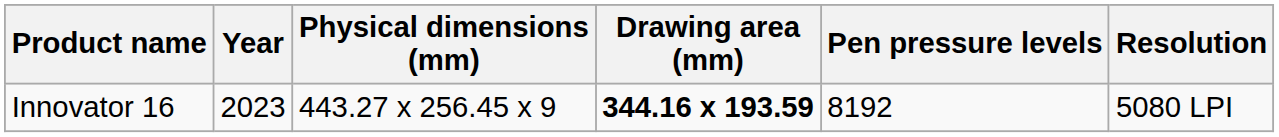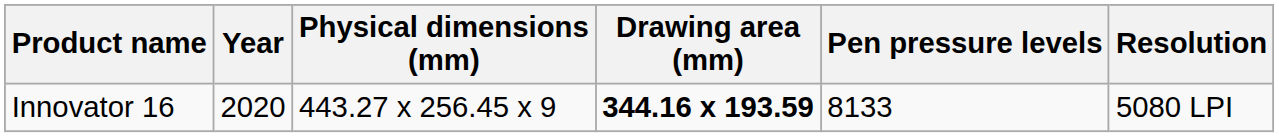(253, 107) 2023 -> (253, 107) 2020
(860, 107) 8192 -> (860, 107) 8133
